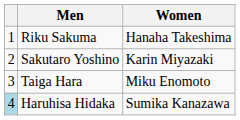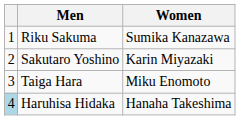(179, 37) Hanaha Takeshima -> (178, 37) Sumika Kanazawa
(178, 103) Sumika Kanazawa -> (179, 103) Hanaha Takeshima
